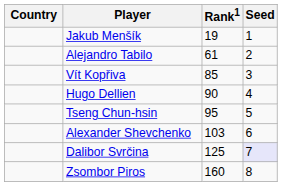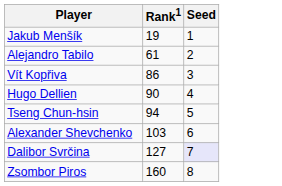- column: (34, 15)
(211, 75) 85 -> (153, 75) 86
(211, 113) 95 -> (153, 113) 94
(215, 152) 125 -> (156, 152) 127
